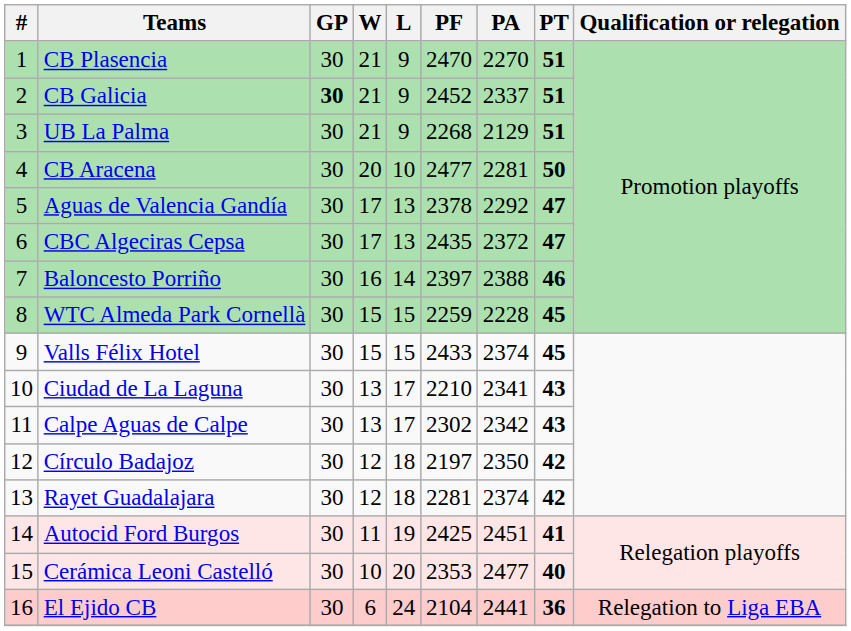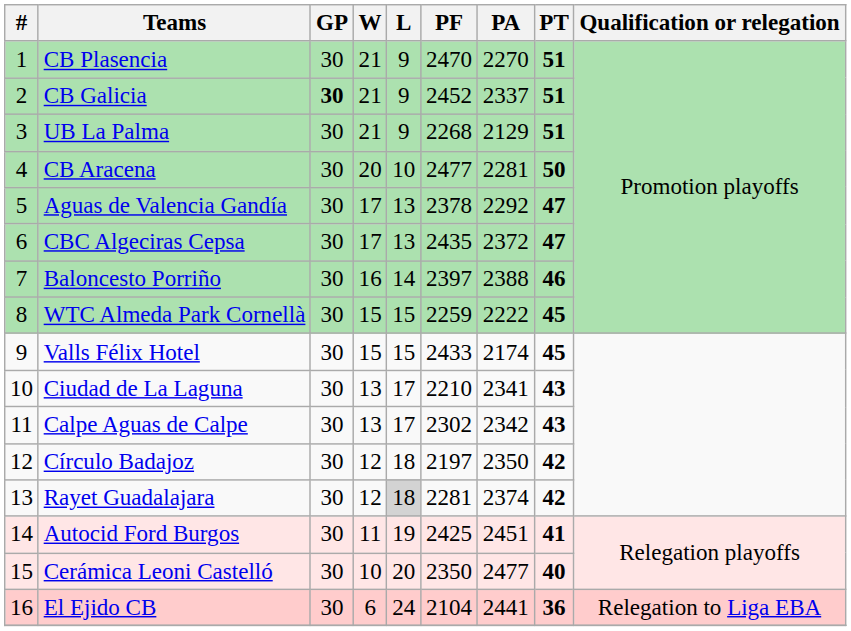(506, 315) 2228 -> (506, 315) 2222
(506, 351) 2374 -> (506, 351) 2174
(404, 497) no background -> (404, 497) lightgrey background
(449, 570) 2353 -> (449, 570) 2350
